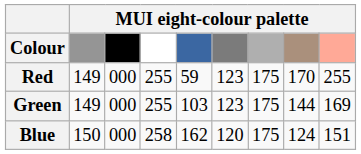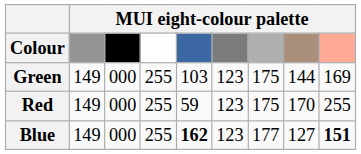rows swapped: (37, 76) <-> (37, 105)
(87, 134) 150 -> (87, 134) 149
(158, 134) 258 -> (158, 134) 255
(194, 134) normal -> (194, 134) bold
(230, 134) 120 -> (230, 134) 123
(266, 134) 175 -> (266, 134) 177
(301, 134) 124 -> (301, 134) 127
(337, 134) normal -> (337, 134) bold
